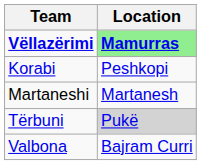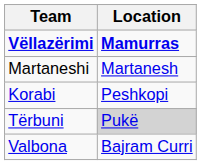(140, 43) lightgreen background -> (140, 43) no background
rows swapped: (32, 69) <-> (49, 95)
